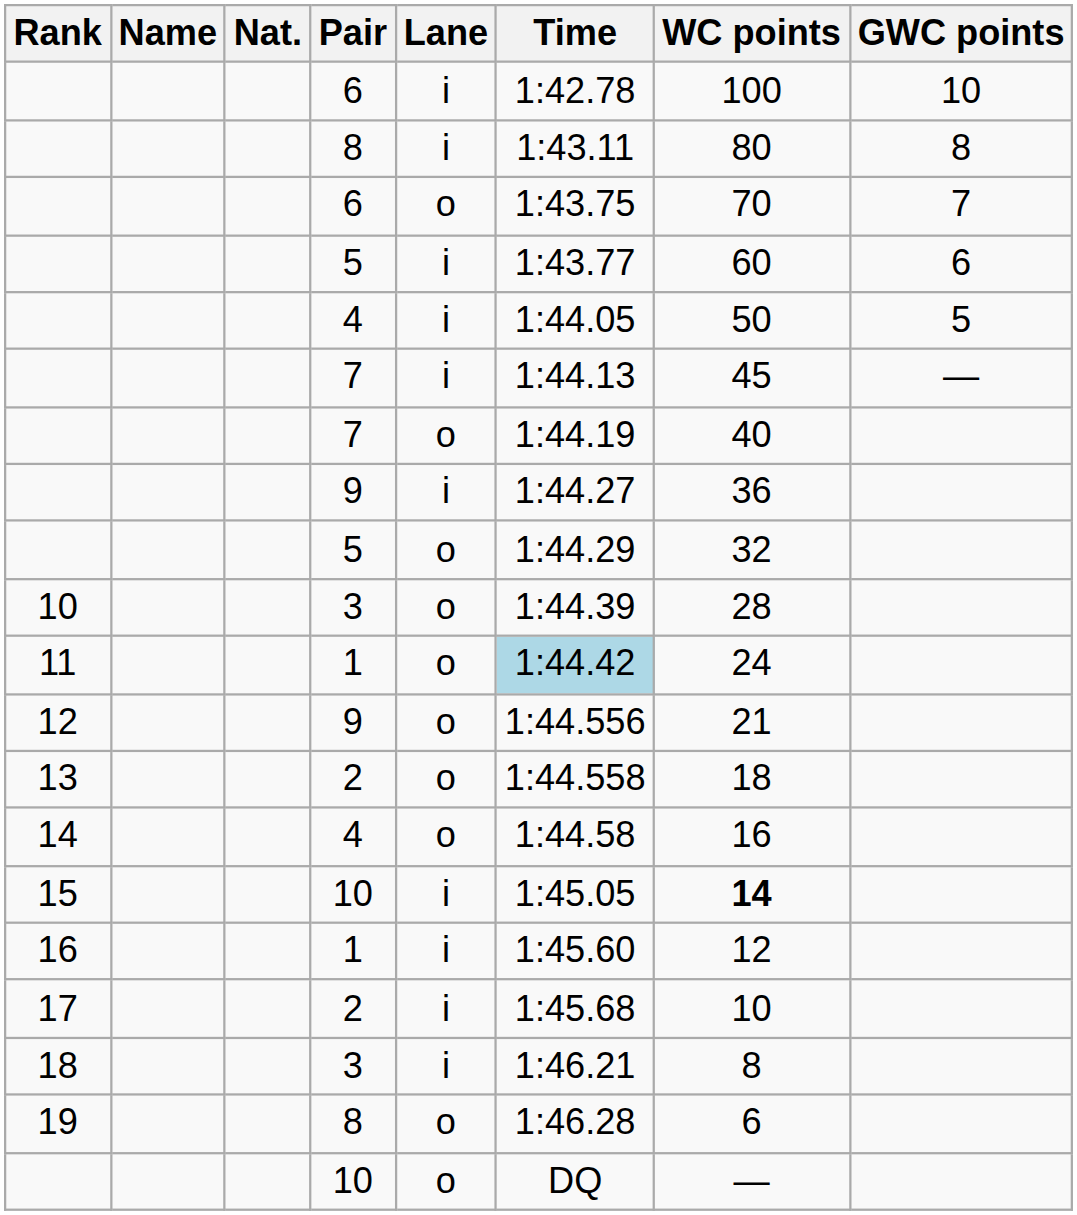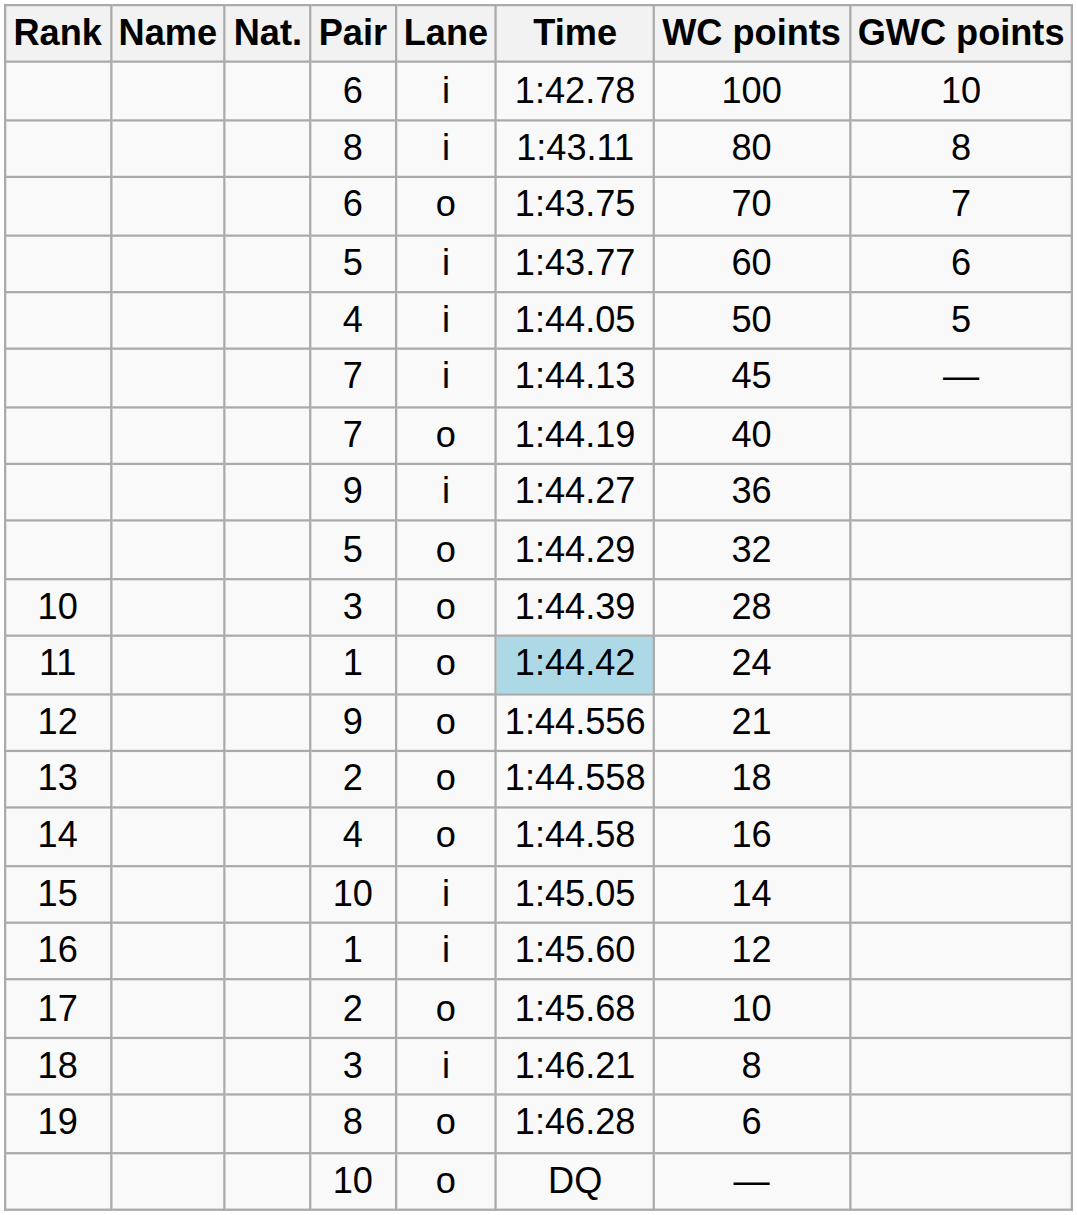(752, 893) bold -> (752, 893) normal
(446, 1008) i -> (446, 1008) o
